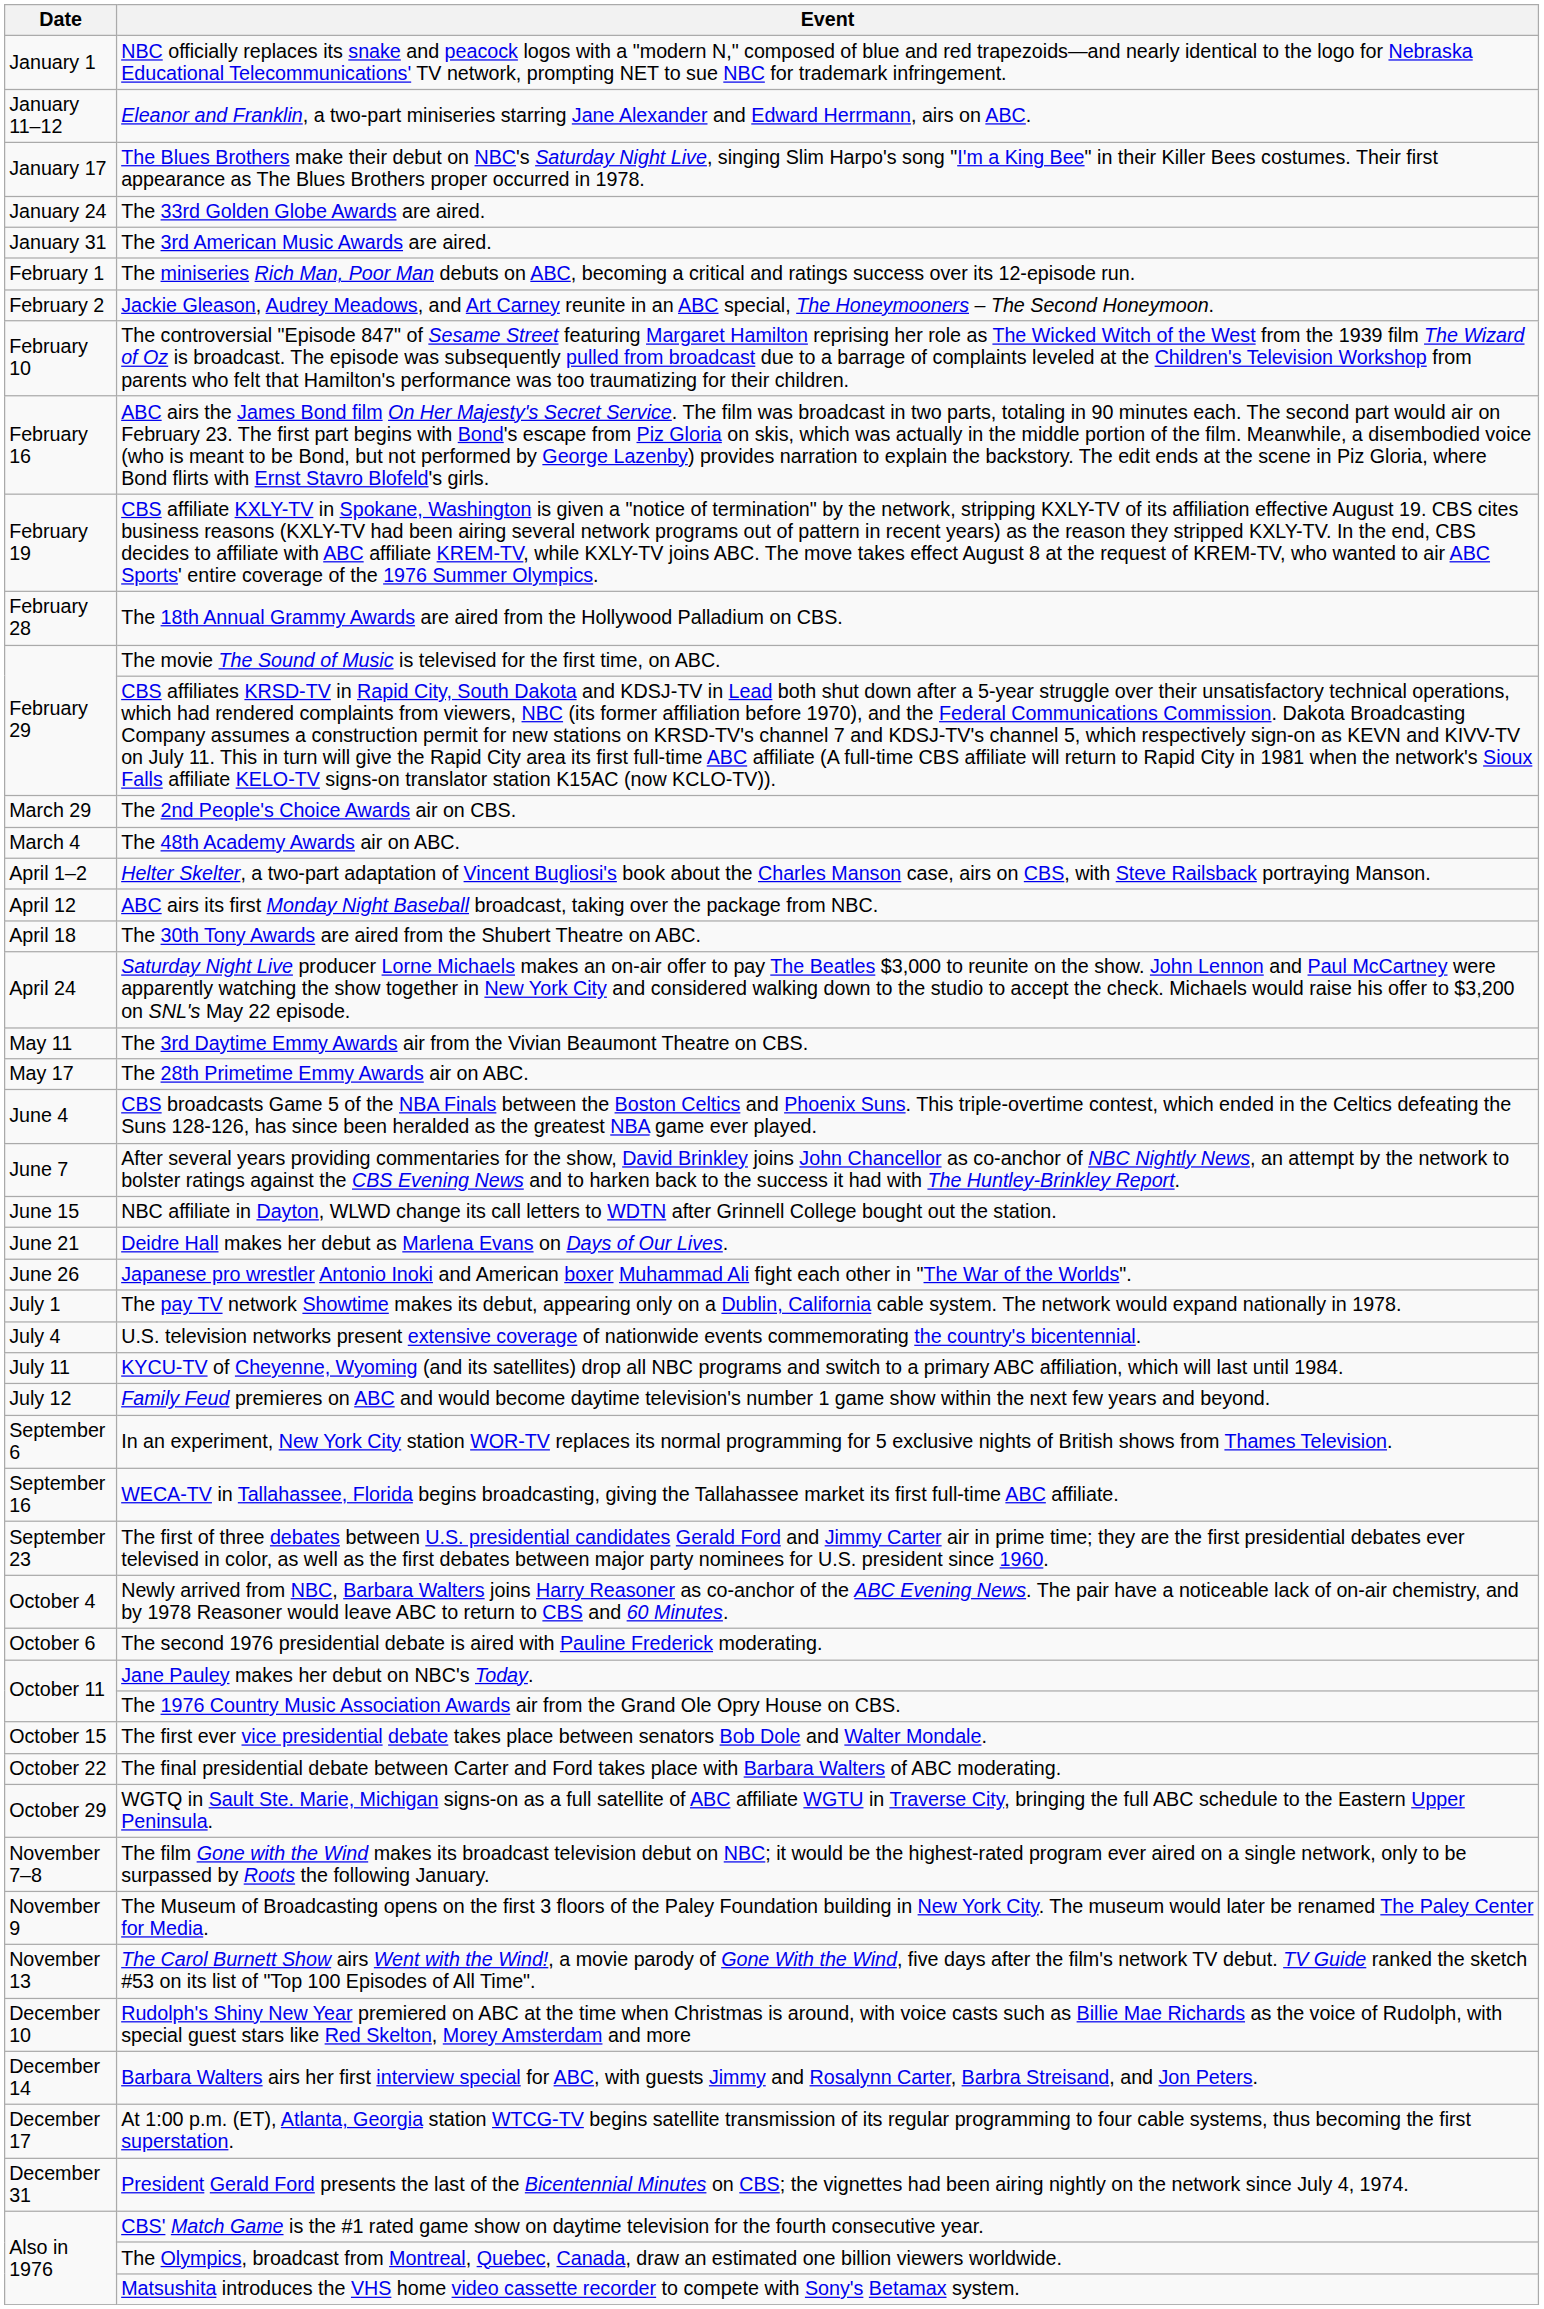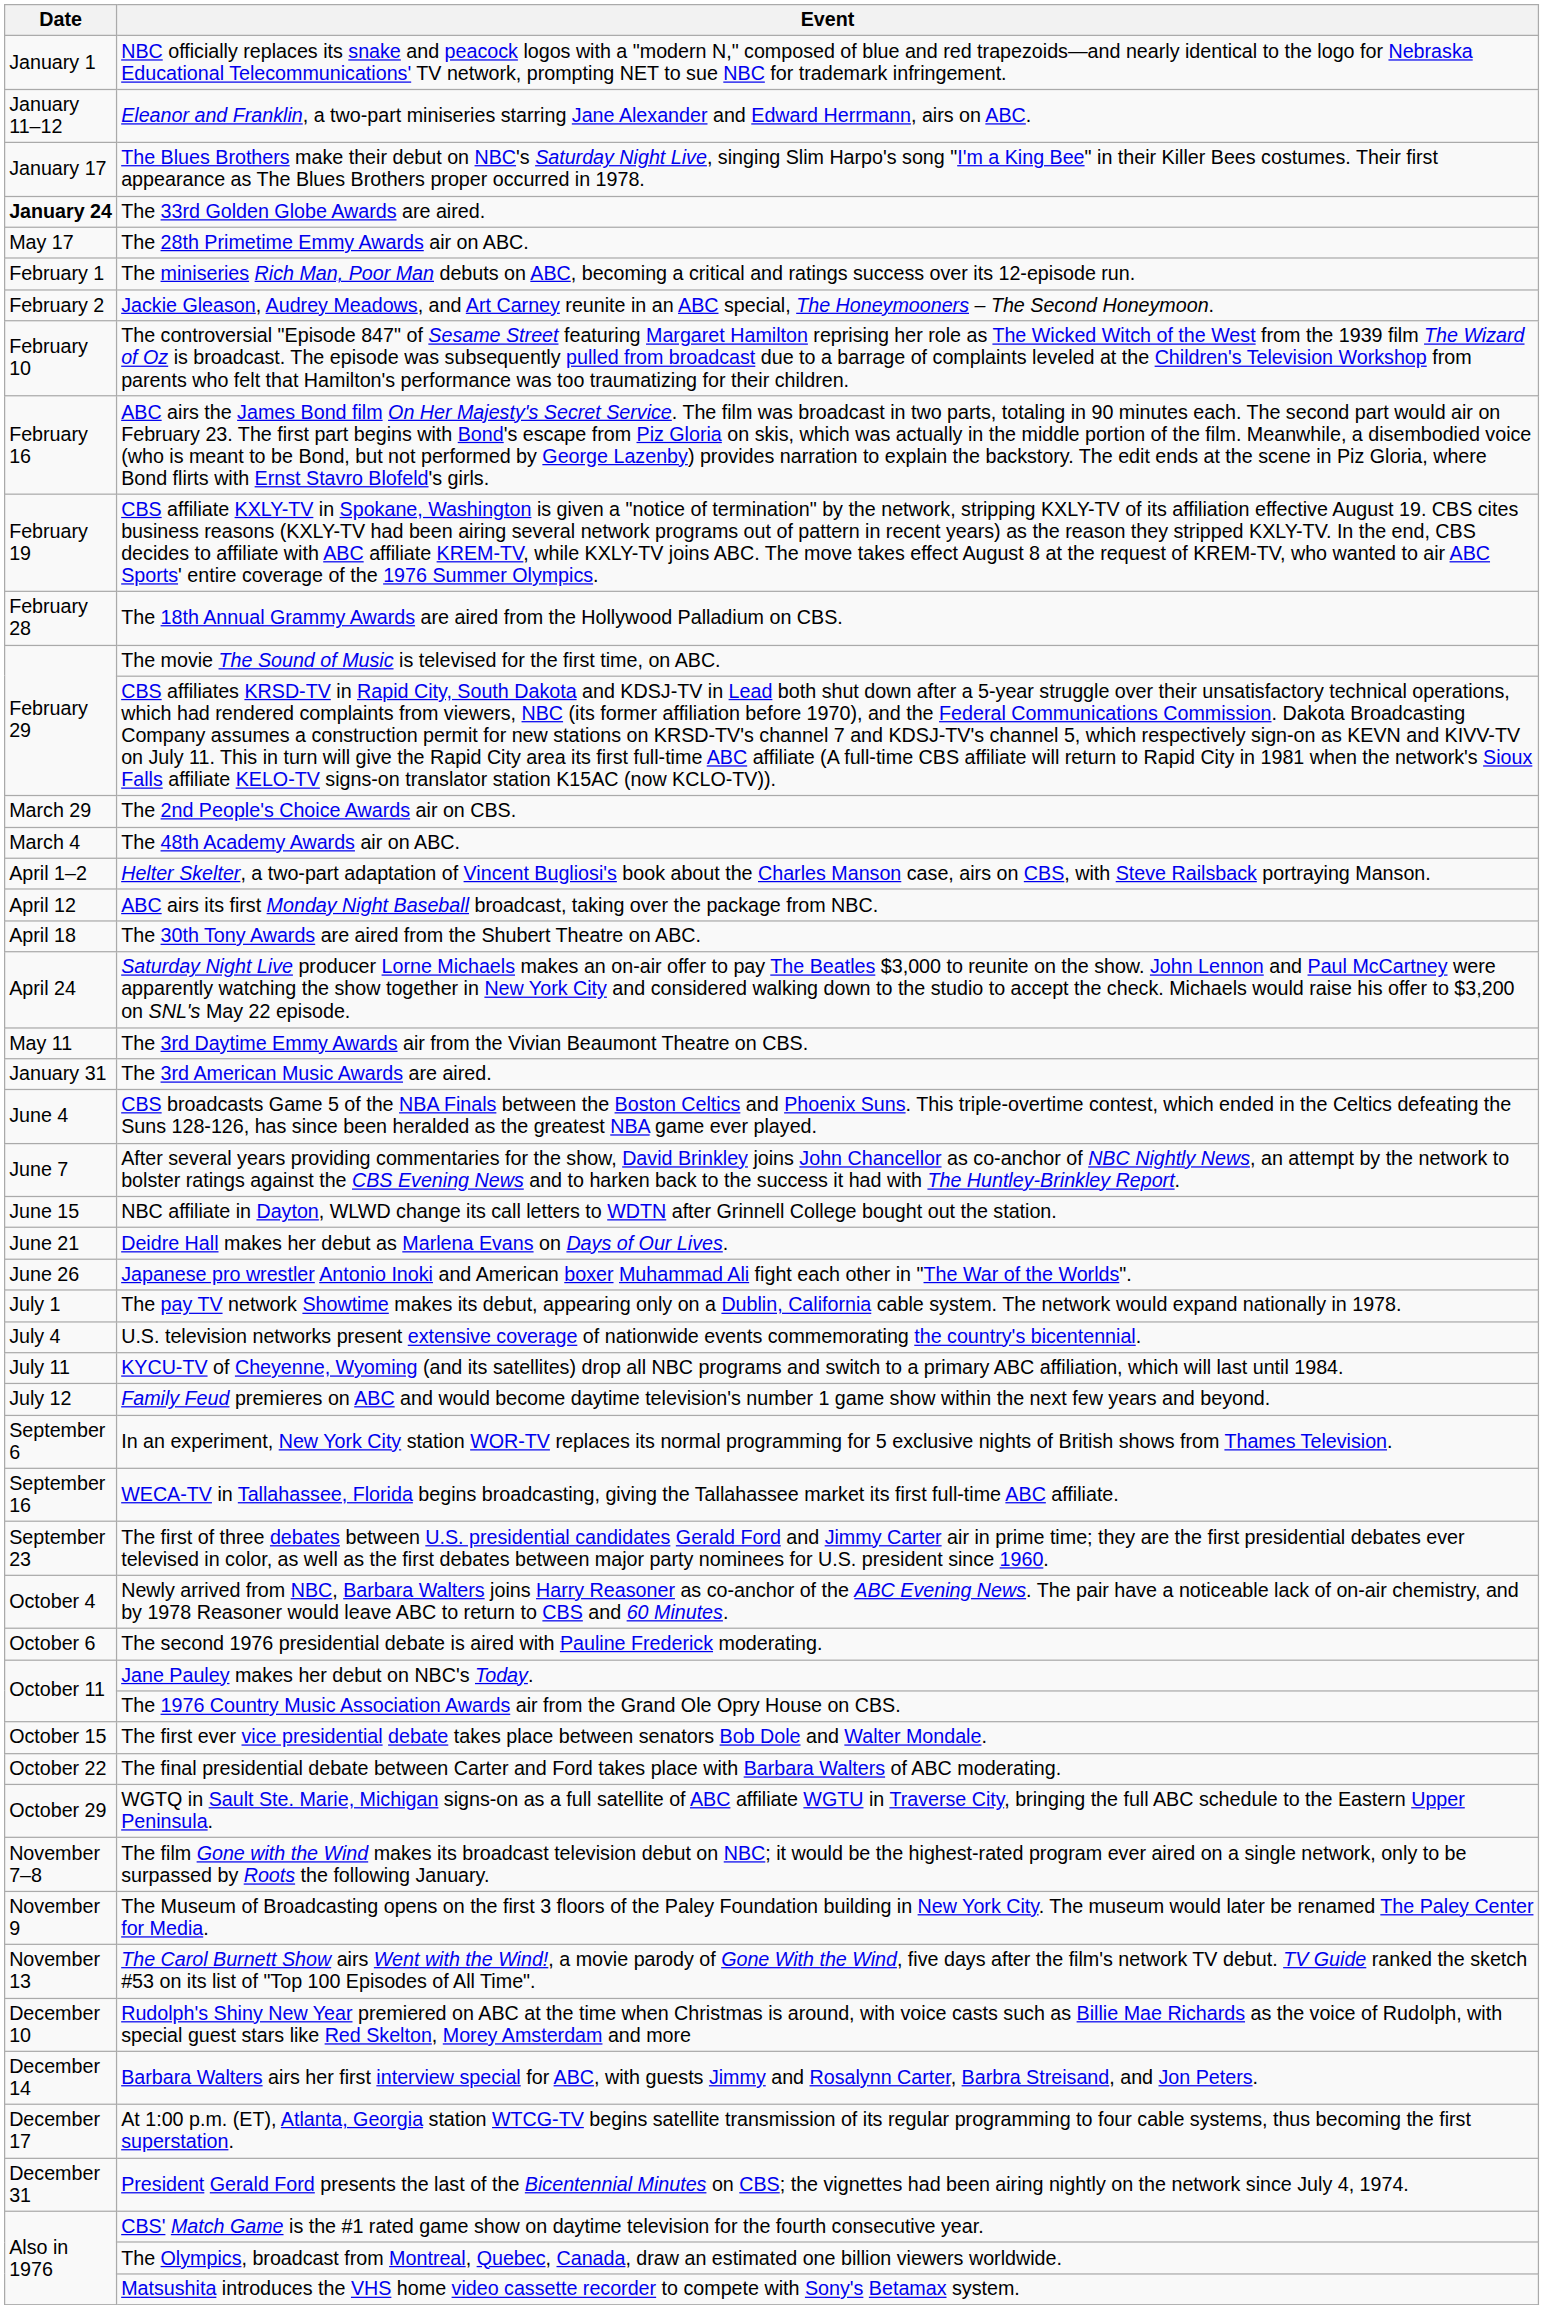(58, 211) normal -> (61, 211) bold
rows swapped: (306, 242) <-> (325, 1074)
